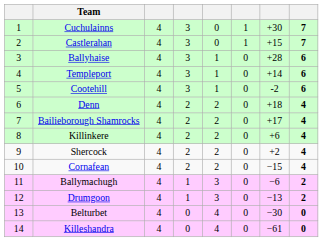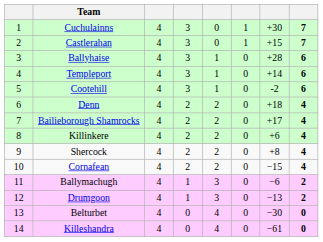(274, 151) +2 -> (274, 151) +8
